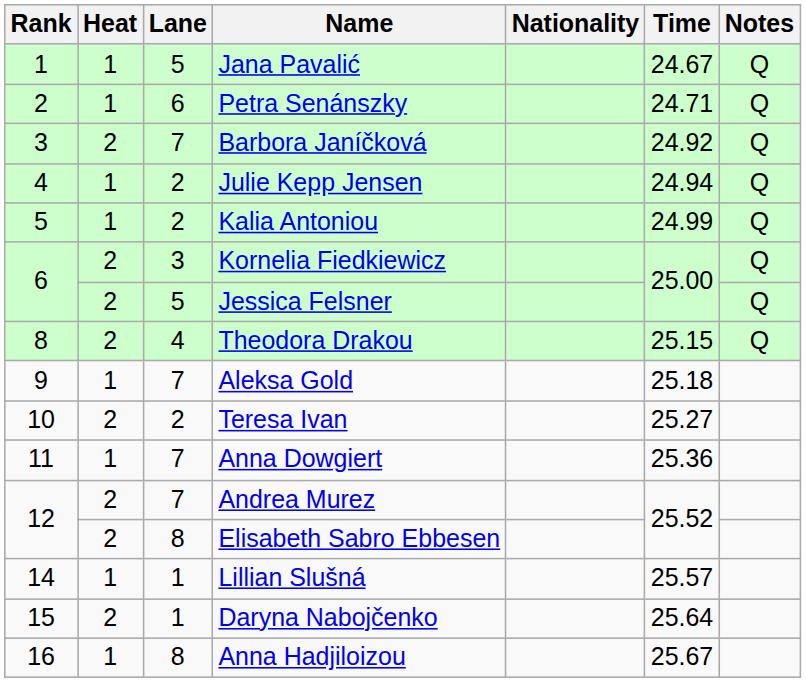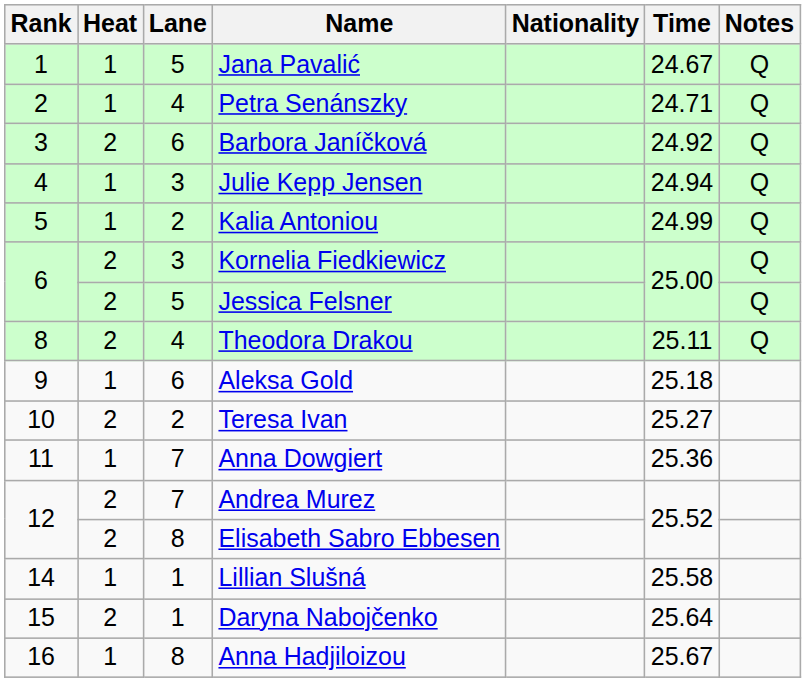(178, 103) 6 -> (178, 103) 4
(178, 143) 7 -> (178, 143) 6
(178, 182) 2 -> (178, 182) 3
(682, 340) 25.15 -> (682, 340) 25.11
(178, 380) 7 -> (178, 380) 6
(682, 578) 25.57 -> (682, 578) 25.58
